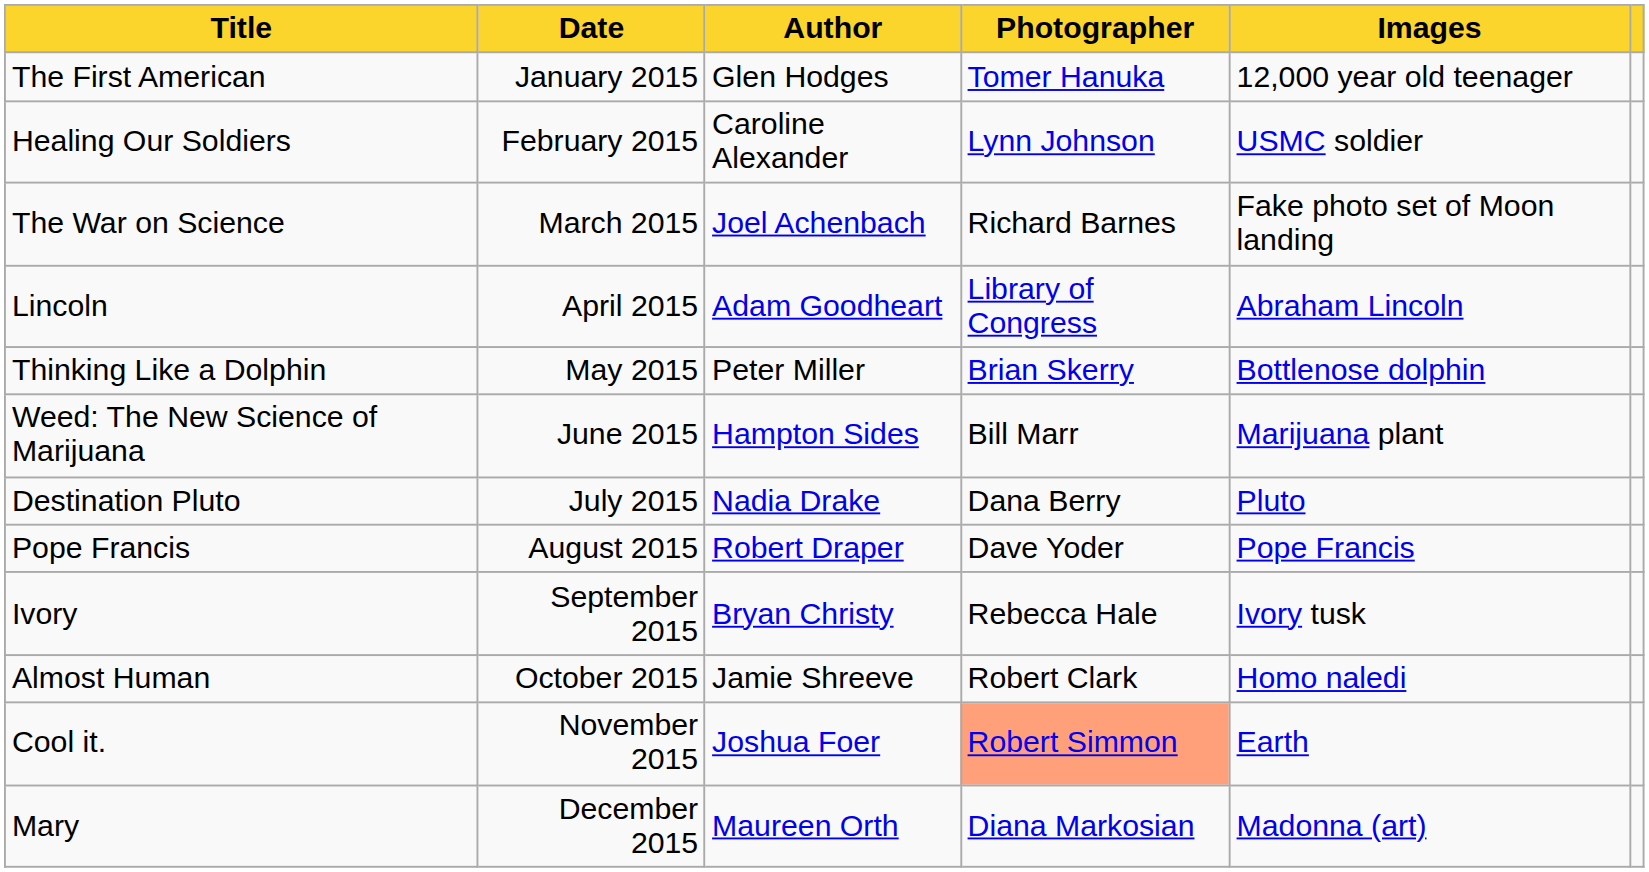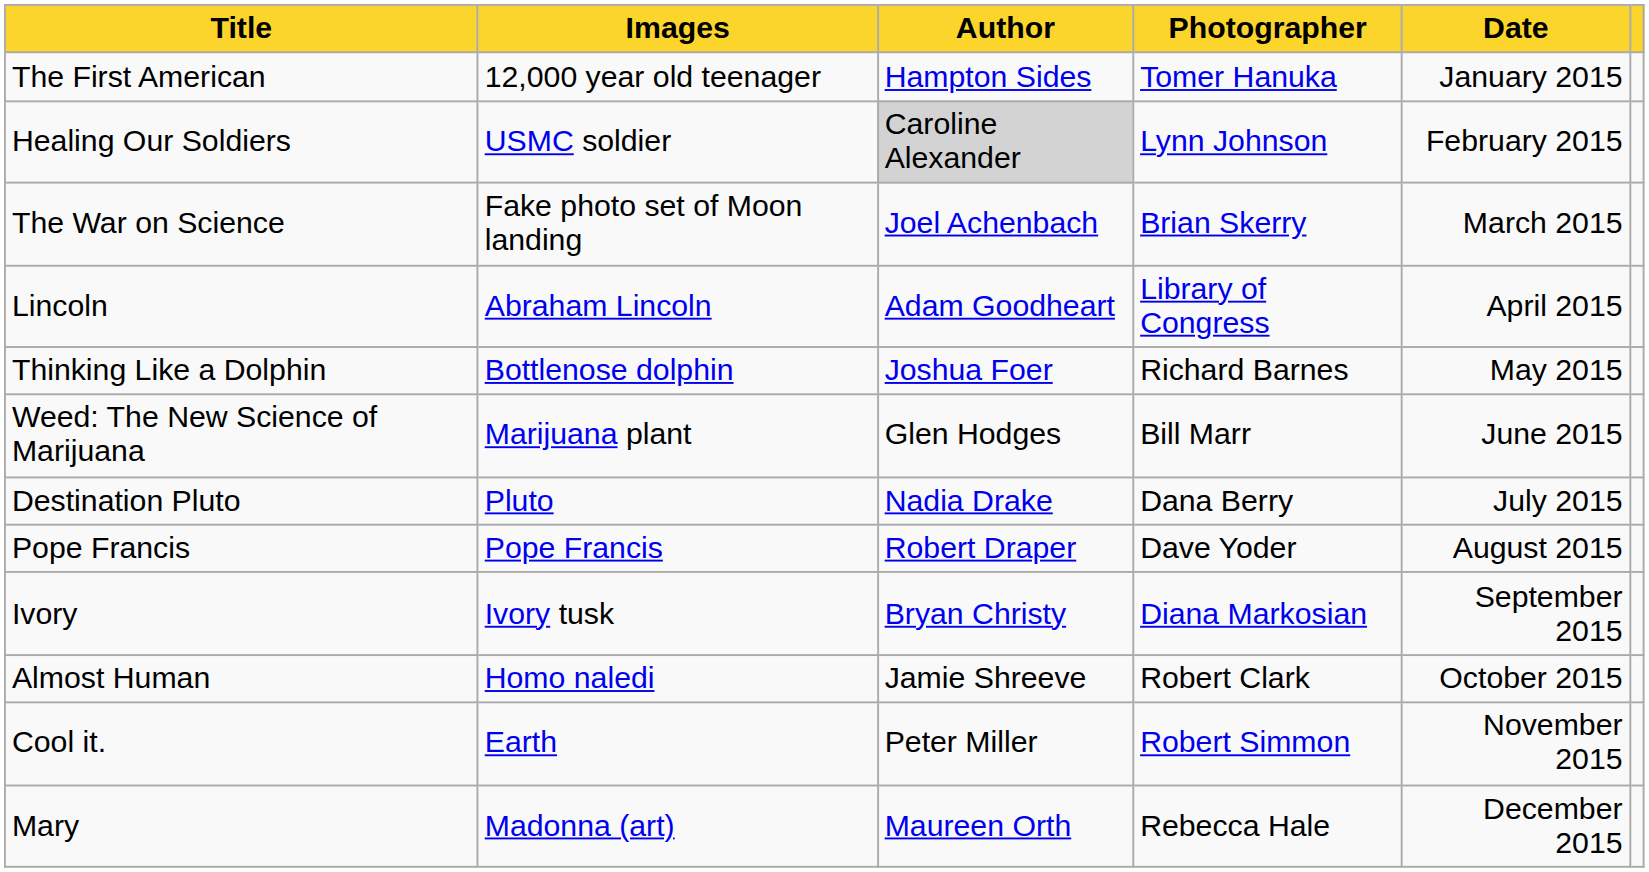columns swapped: (591, 28) <-> (1430, 28)
(800, 76) Glen Hodges -> (988, 76) Hampton Sides
(780, 141) no background -> (953, 141) lightgrey background
(1072, 223) Richard Barnes -> (1223, 223) Brian Skerry
(789, 370) Peter Miller -> (969, 370) Joshua Foer
(1051, 370) Brian Skerry -> (1244, 370) Richard Barnes
(815, 435) Hampton Sides -> (973, 435) Glen Hodges
(1063, 613) Rebecca Hale -> (1254, 613) Diana Markosian
(796, 743) Joshua Foer -> (961, 743) Peter Miller
(1073, 743) lightsalmon background -> (1245, 743) no background
(1081, 825) Diana Markosian -> (1235, 825) Rebecca Hale
